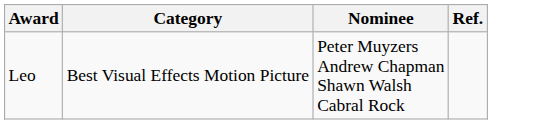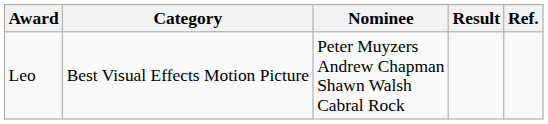+ column: (476, 18)
